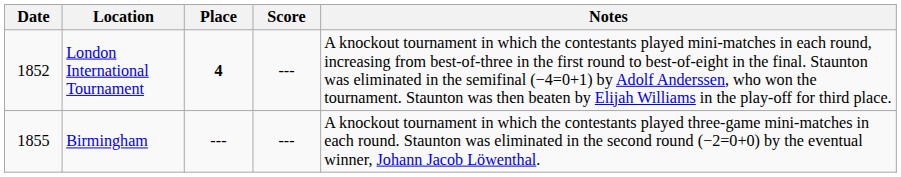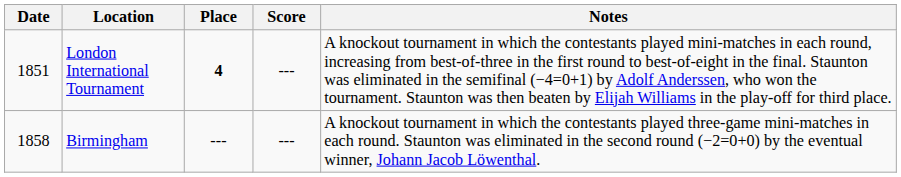(33, 70) 1852 -> (33, 70) 1851
(33, 141) 1855 -> (33, 141) 1858
